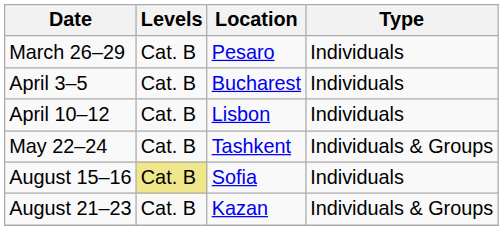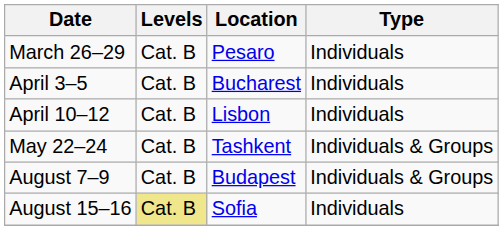+ row: (59, 177)
- row: (70, 209)
